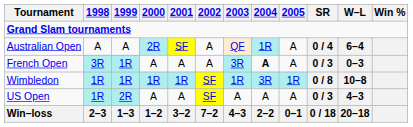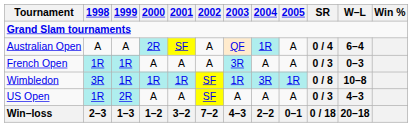(98, 63) 3R -> (98, 63) 1R
(265, 63) bold -> (265, 63) normal
(98, 79) 1R -> (98, 79) 3R
